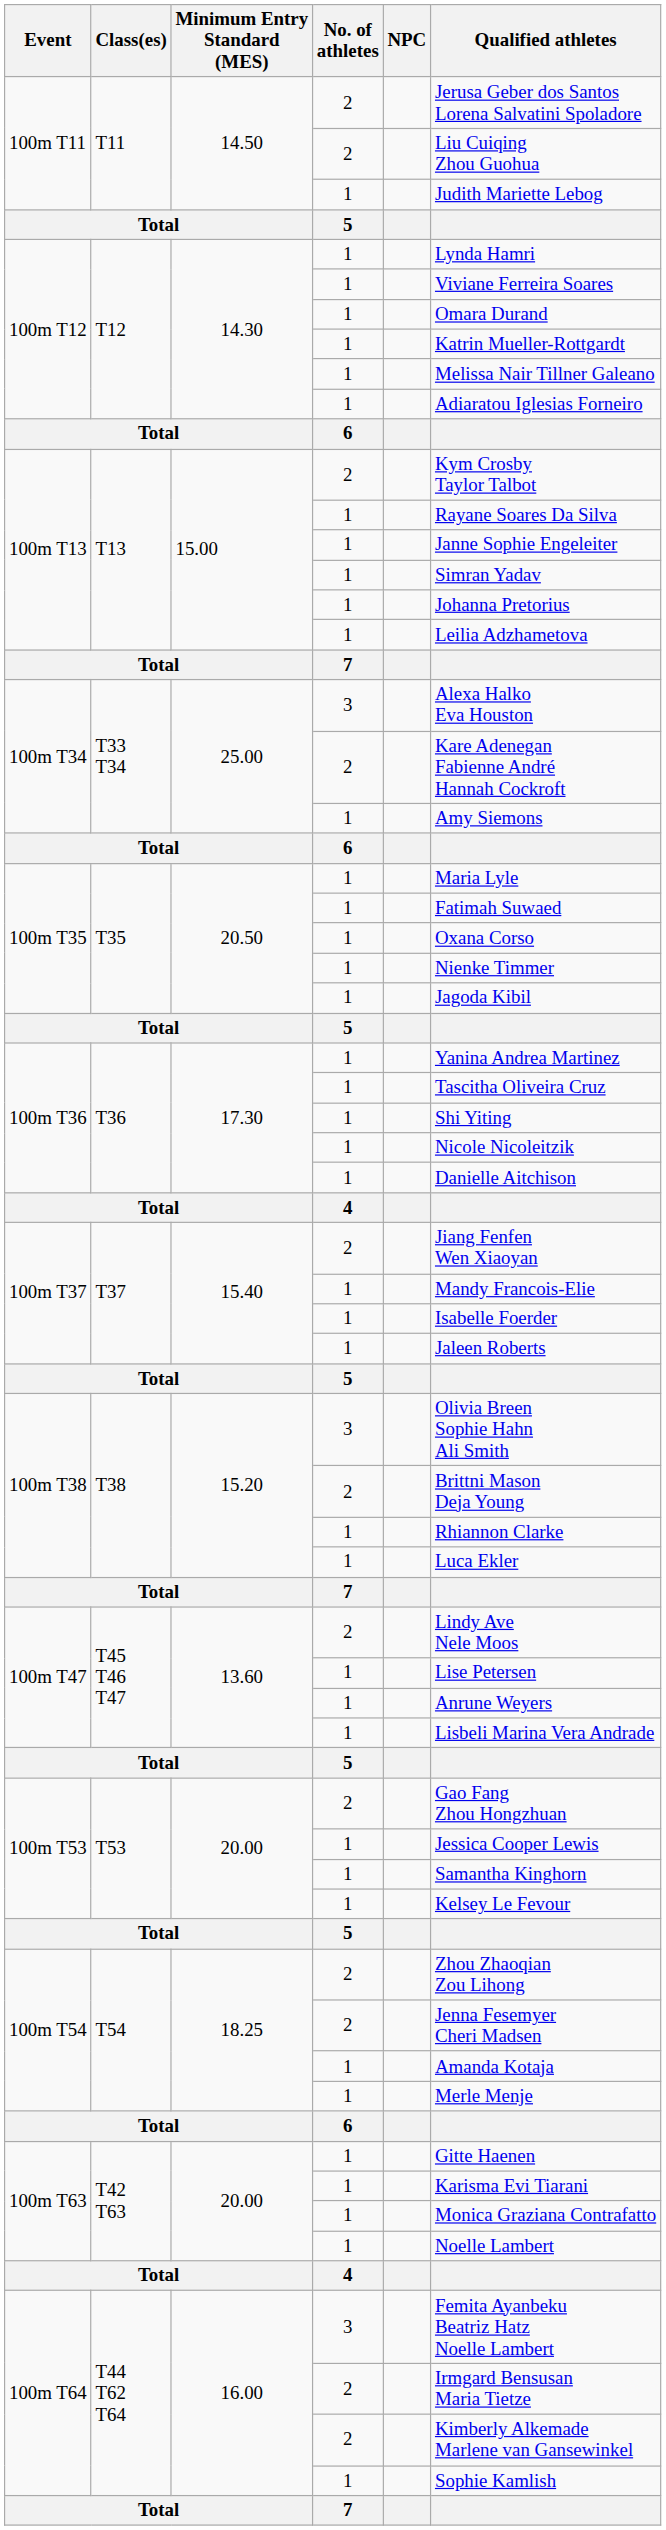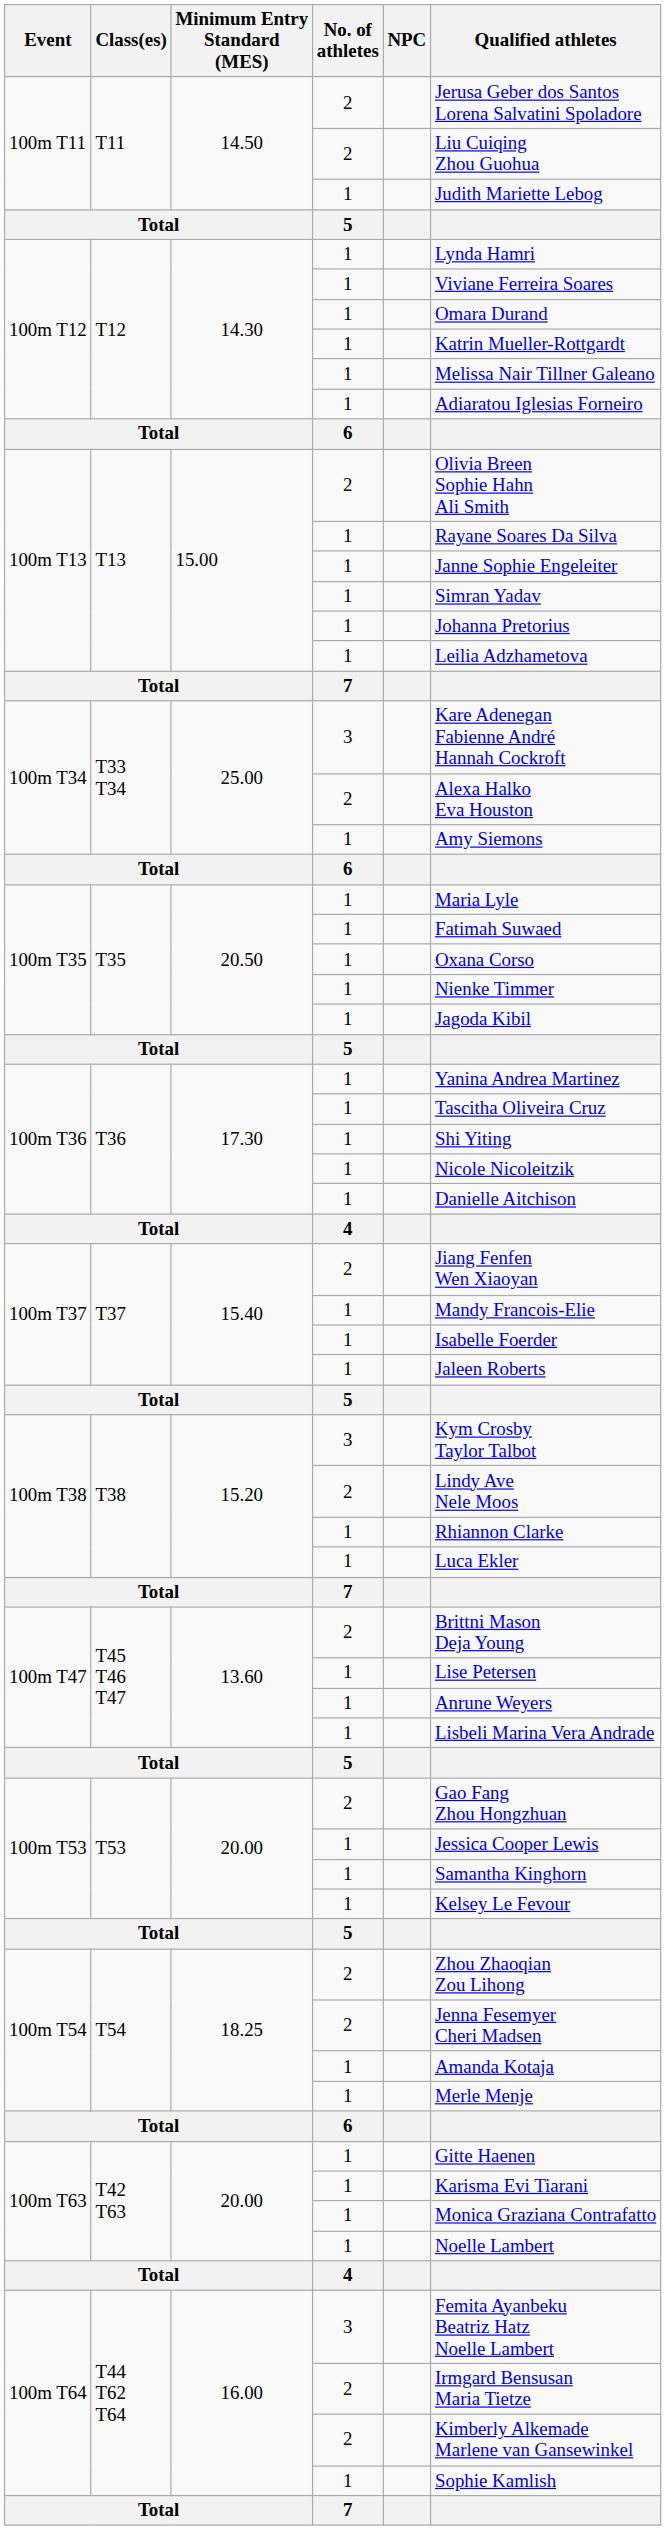(486, 474) Kym Crosby Taylor Talbot -> (484, 484) Olivia Breen Sophie Hahn Ali Smith
(484, 705) Alexa Halko Eva Houston -> (500, 737) Kare Adenegan Fabienne André Hannah Cockroft
(500, 767) Kare Adenegan Fabienne André Hannah Cockroft -> (484, 798) Alexa Halko Eva Houston
(484, 1429) Olivia Breen Sophie Hahn Ali Smith -> (486, 1440) Kym Crosby Taylor Talbot
(488, 1491) Brittni Mason Deja Young -> (477, 1491) Lindy Ave Nele Moos
(477, 1632) Lindy Ave Nele Moos -> (488, 1632) Brittni Mason Deja Young
